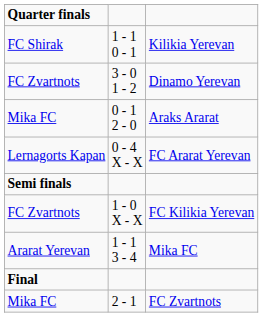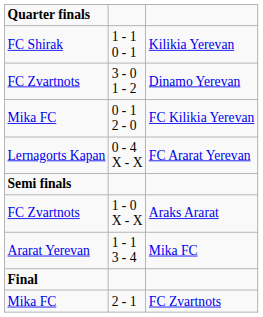(184, 118) Araks Ararat -> (202, 118) FC Kilikia Yerevan
(202, 213) FC Kilikia Yerevan -> (184, 213) Araks Ararat
